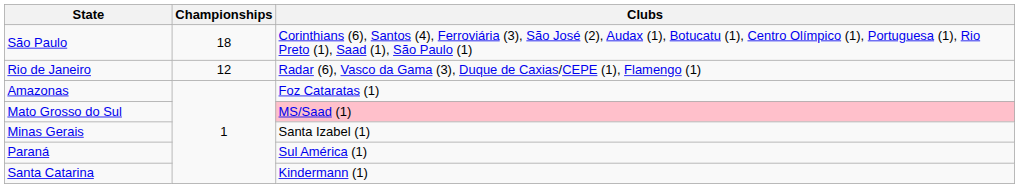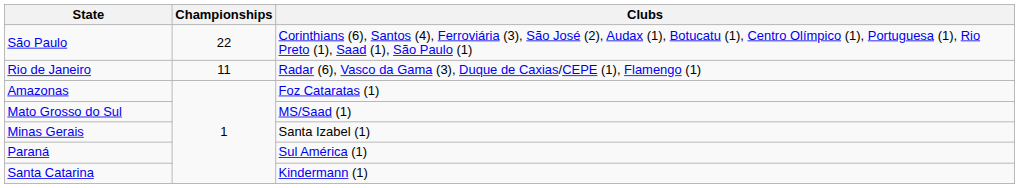(224, 42) 18 -> (224, 42) 22
(224, 70) 12 -> (224, 70) 11
(315, 111) pink background -> (315, 111) no background
